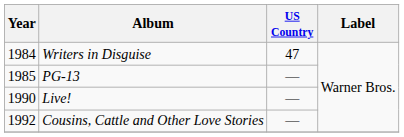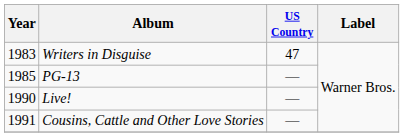(22, 53) 1984 -> (22, 53) 1983
(22, 120) 1992 -> (22, 120) 1991
